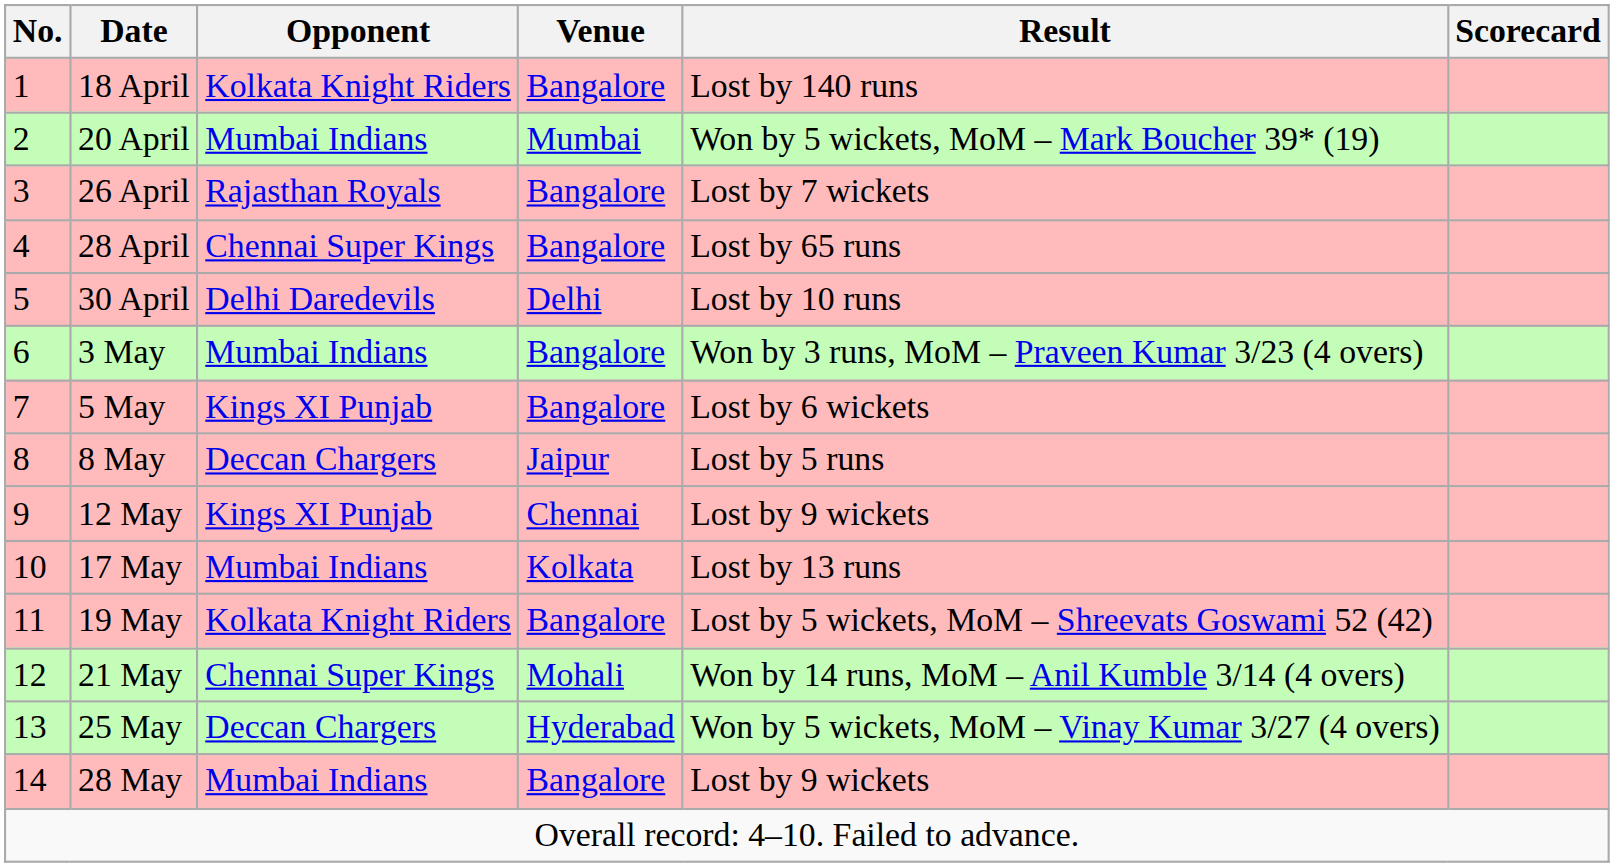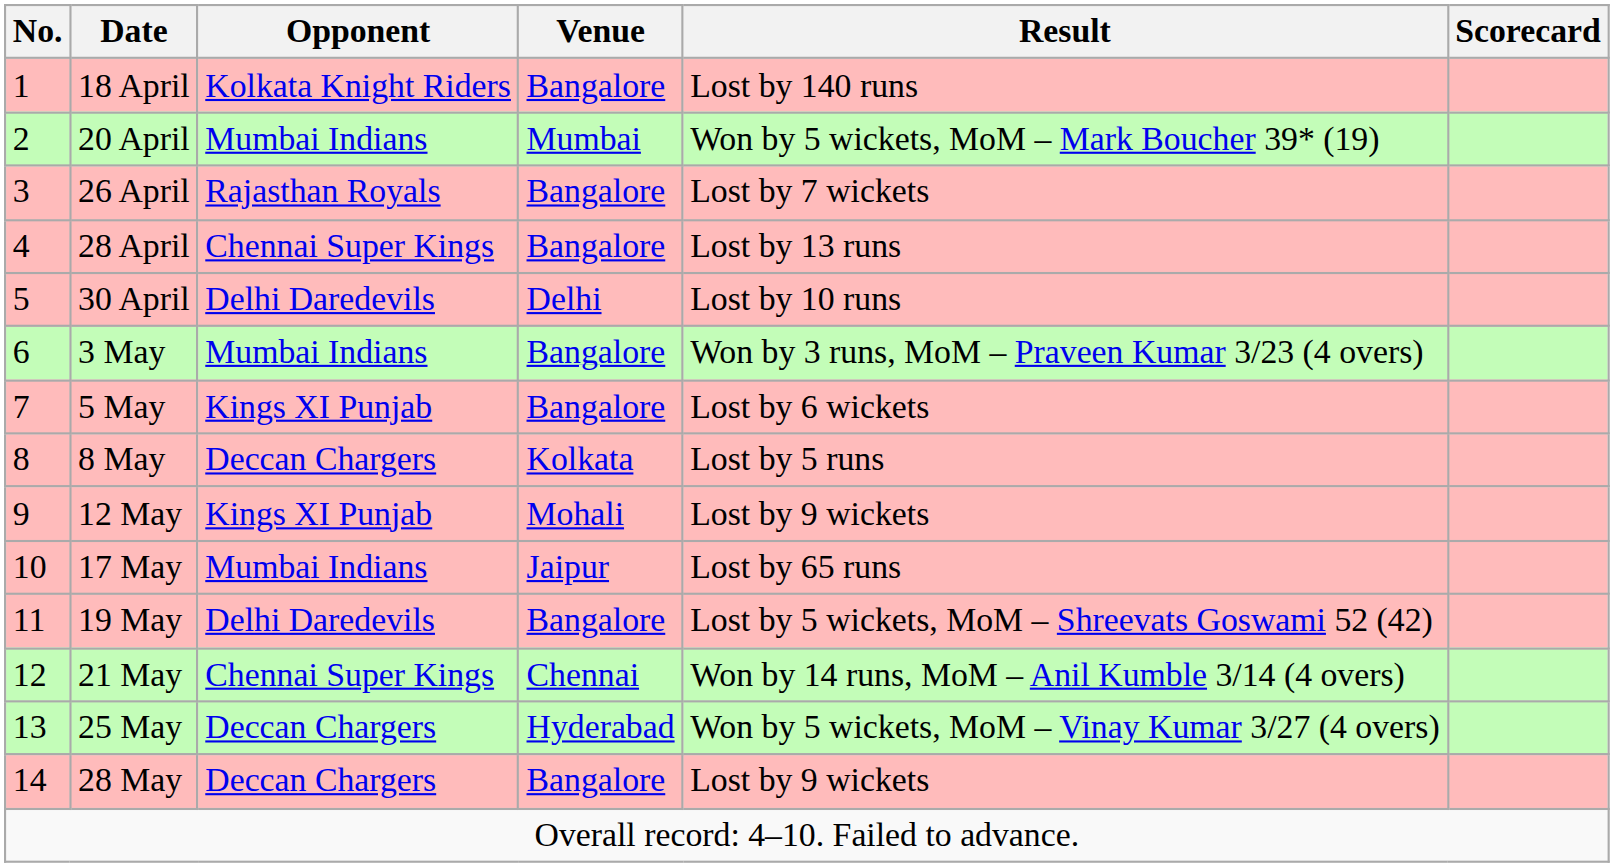(796, 245) Lost by 65 runs -> (796, 245) Lost by 13 runs
(568, 459) Jaipur -> (580, 459) Kolkata
(583, 513) Chennai -> (575, 513) Mohali
(580, 566) Kolkata -> (568, 566) Jaipur
(796, 566) Lost by 13 runs -> (796, 566) Lost by 65 runs
(358, 620) Kolkata Knight Riders -> (320, 620) Delhi Daredevils
(575, 673) Mohali -> (583, 673) Chennai
(316, 780) Mumbai Indians -> (321, 780) Deccan Chargers
